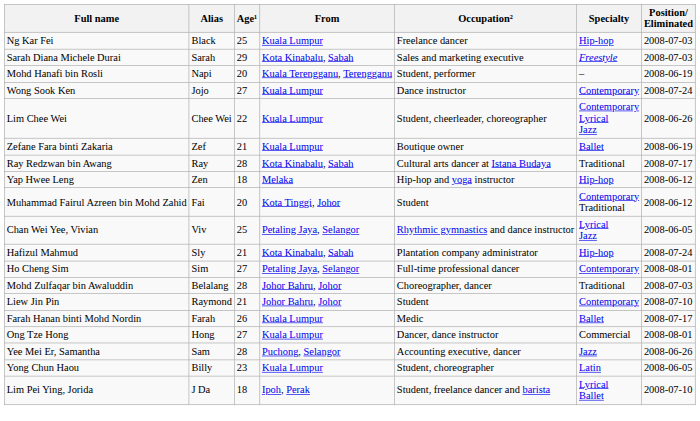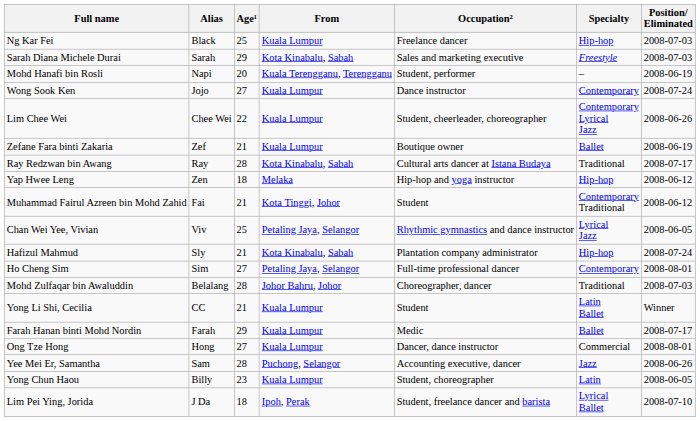(242, 202) 20 -> (242, 202) 21
+ row: (49, 308)
- row: (33, 302)
(242, 318) 26 -> (242, 330) 29
